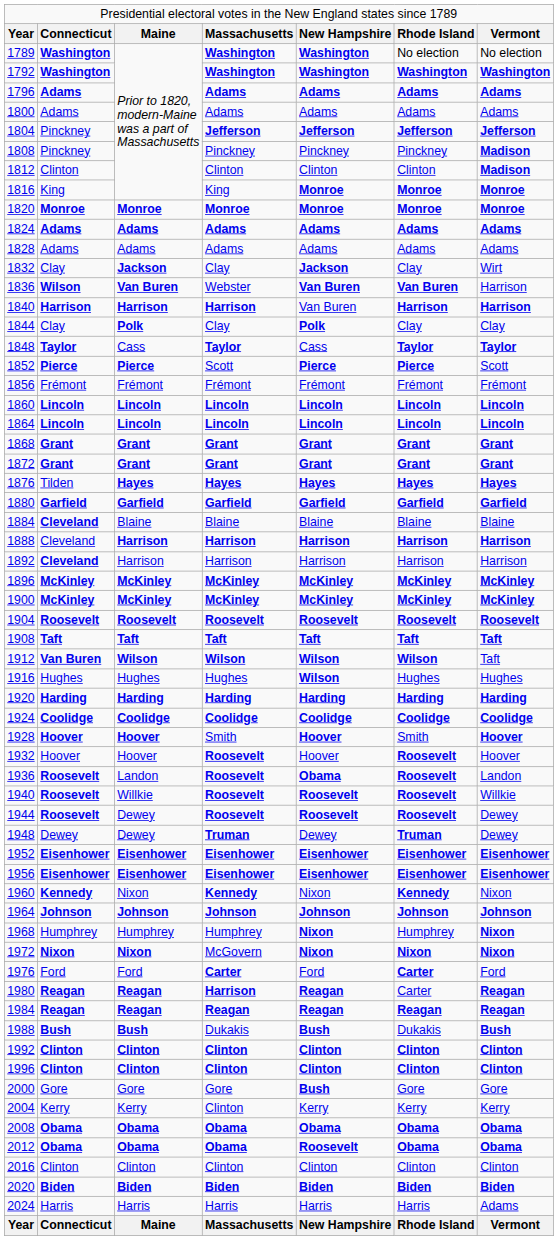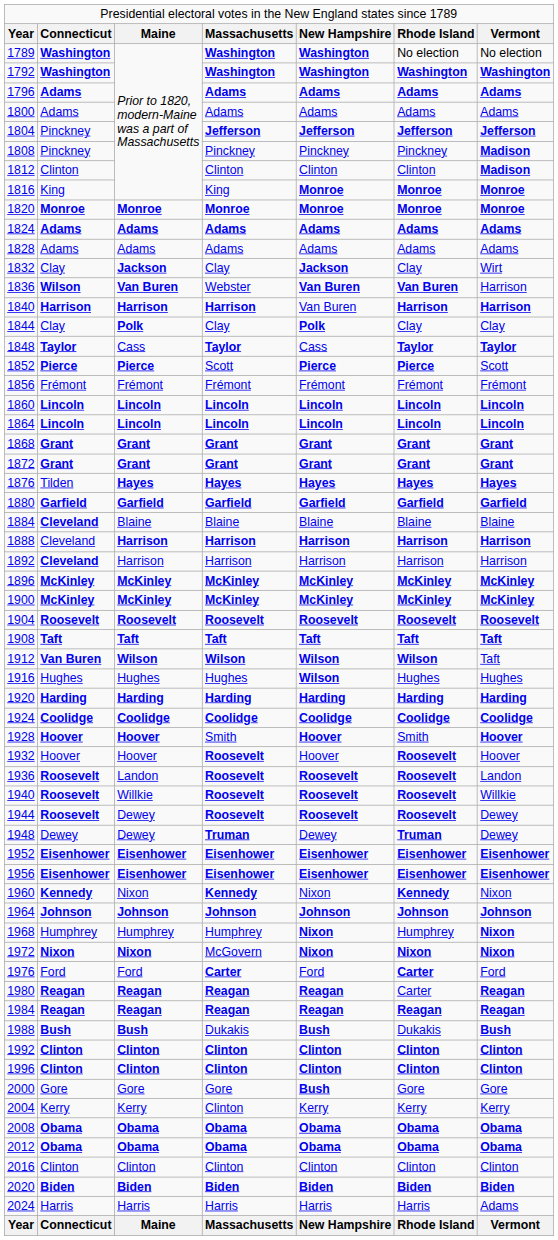(320, 776) Obama -> (328, 776) Roosevelt
(230, 991) Harrison -> (227, 991) Reagan
(328, 1147) Roosevelt -> (320, 1147) Obama
